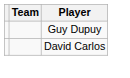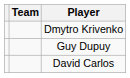+ row: (84, 30)
